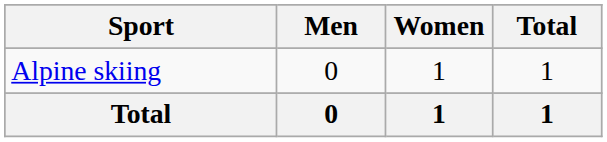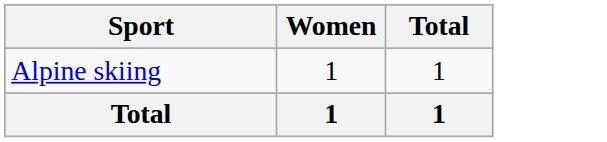- column: (331, 26)
